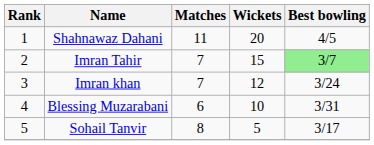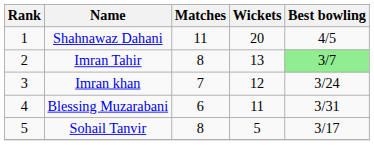(200, 60) 7 -> (200, 60) 8
(257, 60) 15 -> (257, 60) 13
(257, 106) 10 -> (257, 106) 11
